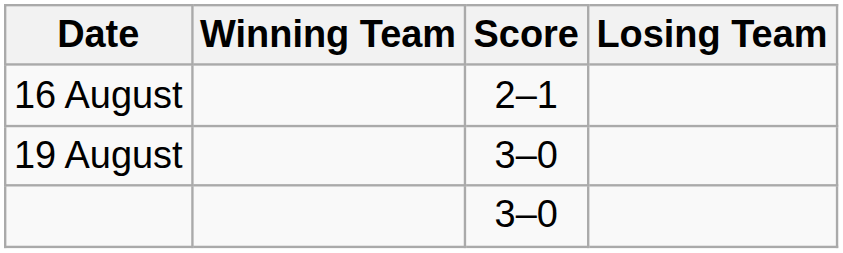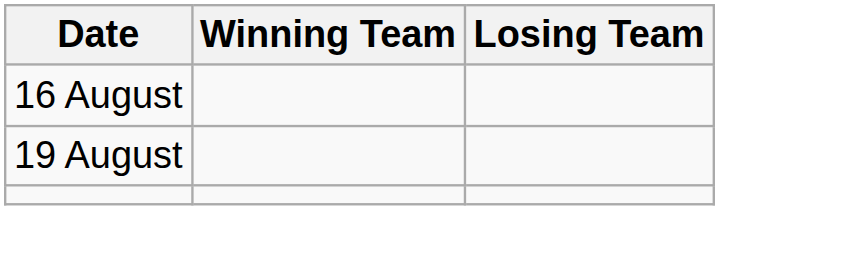- column: (526, 34)
